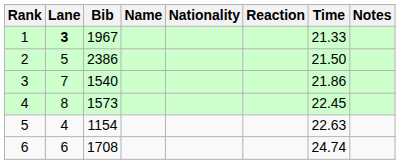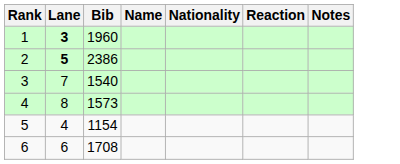- column: (329, 15)
(102, 37) 1967 -> (102, 37) 1960
(64, 59) normal -> (64, 59) bold
